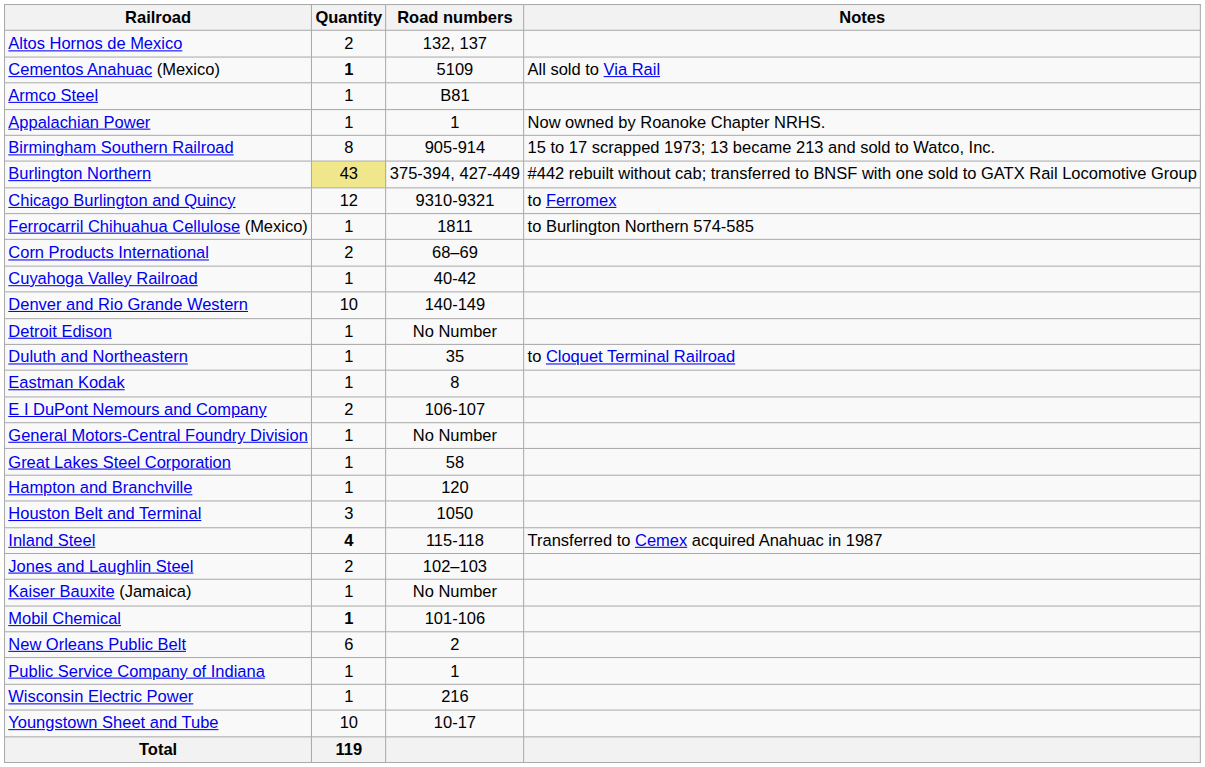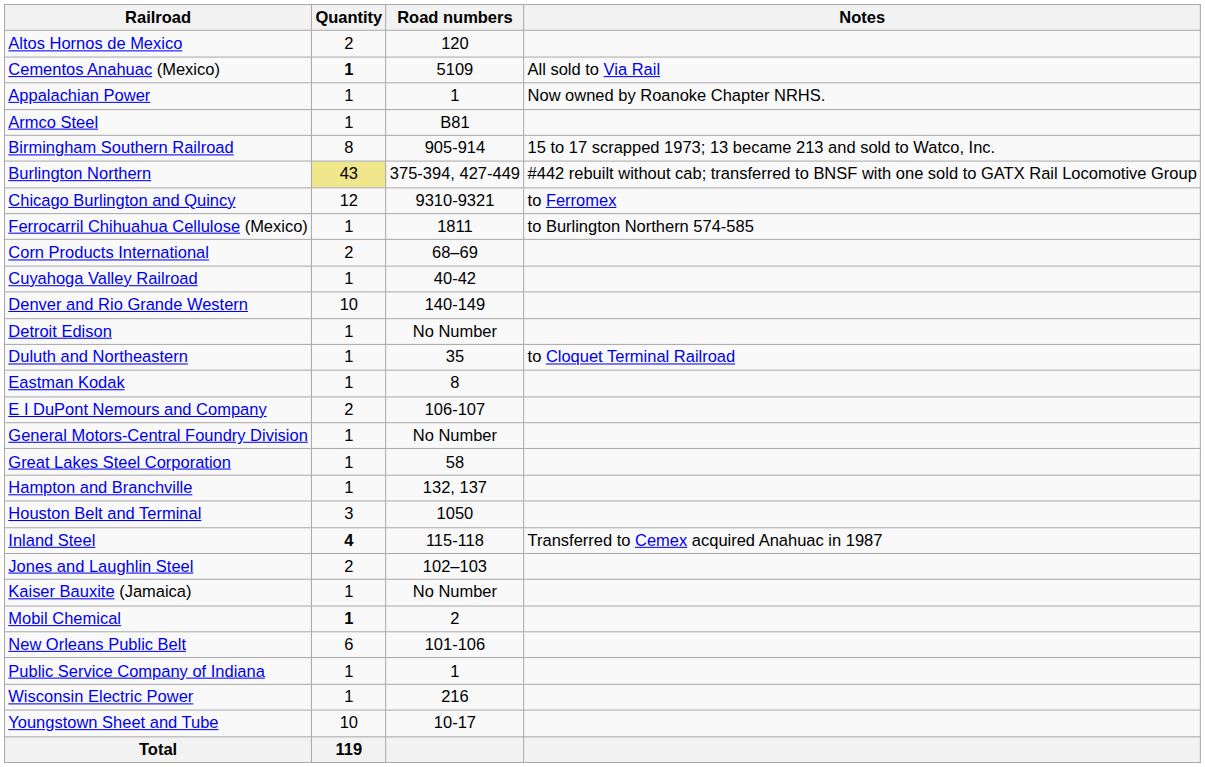(455, 43) 132, 137 -> (455, 43) 120
rows swapped: (79, 122) <-> (53, 95)
(455, 488) 120 -> (455, 488) 132, 137
(455, 618) 101-106 -> (455, 618) 2
(455, 644) 2 -> (455, 644) 101-106
